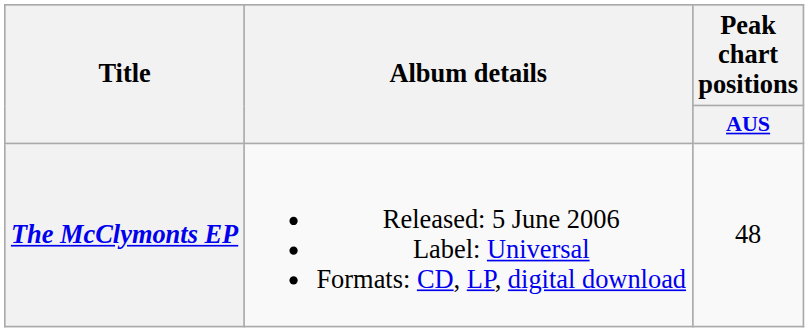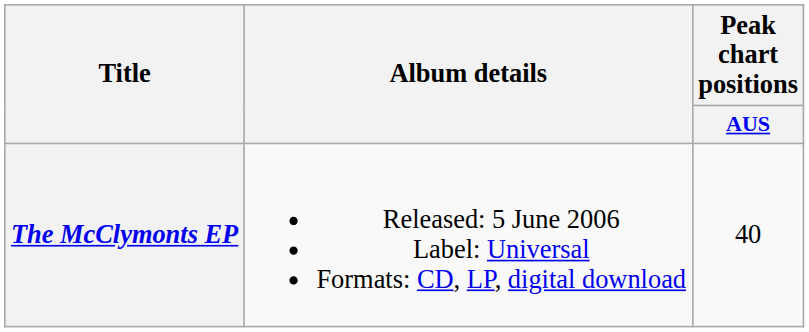(748, 234) 48 -> (748, 234) 40
